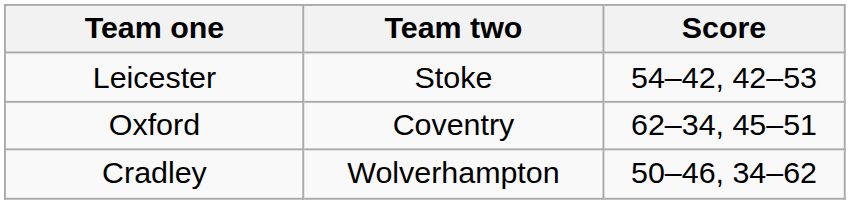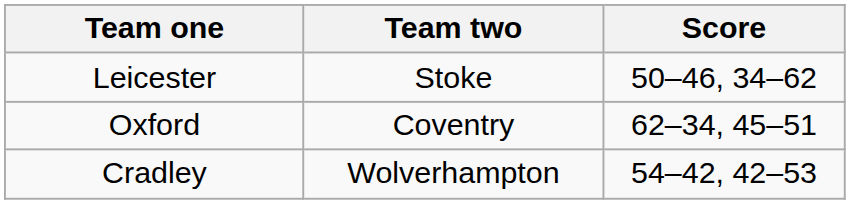(724, 76) 54–42, 42–53 -> (724, 76) 50–46, 34–62
(724, 173) 50–46, 34–62 -> (724, 173) 54–42, 42–53
